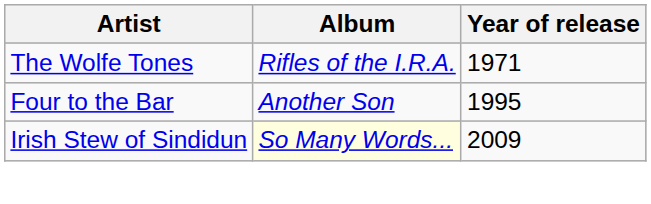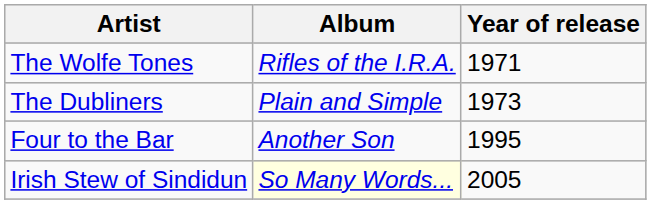+ row: (87, 101)
(494, 140) 2009 -> (494, 179) 2005
